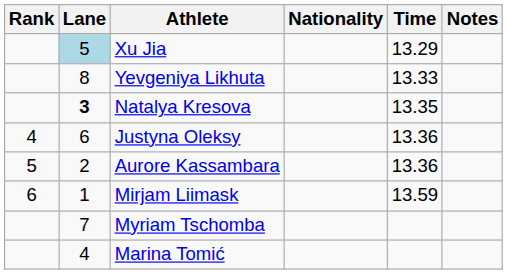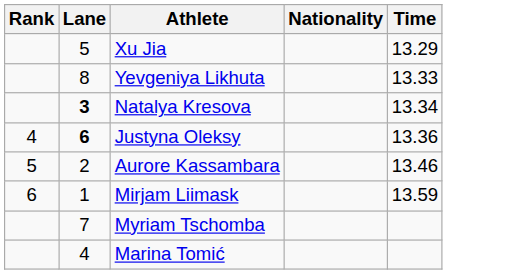- column: (473, 19)
(84, 48) lightblue background -> (84, 48) no background
(415, 107) 13.35 -> (415, 107) 13.34
(84, 136) normal -> (84, 136) bold
(415, 166) 13.36 -> (415, 166) 13.46
